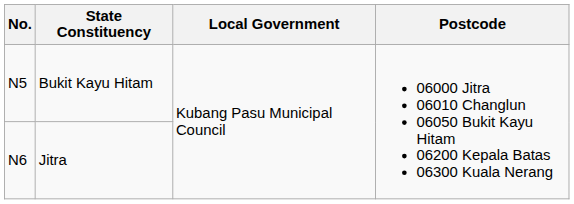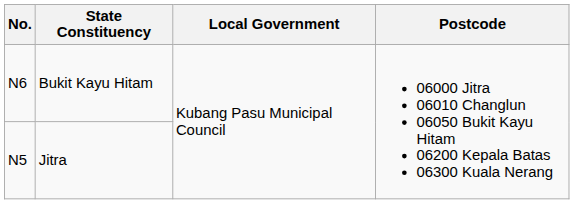(17, 83) N5 -> (17, 83) N6
(17, 160) N6 -> (17, 160) N5
